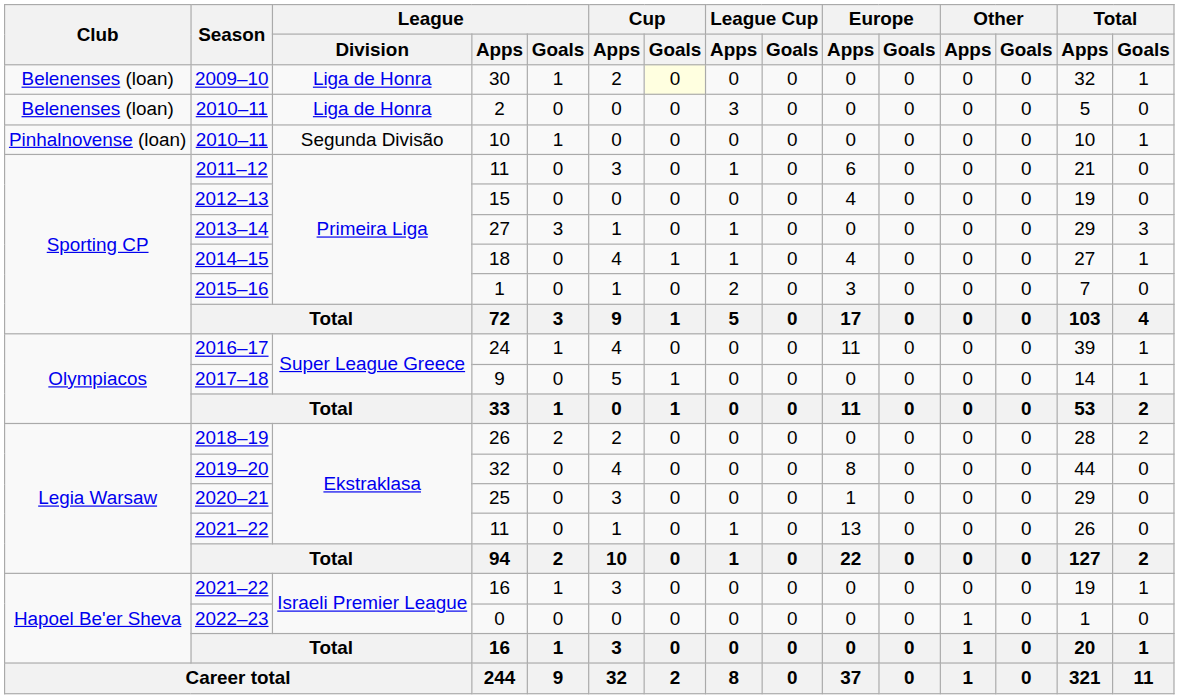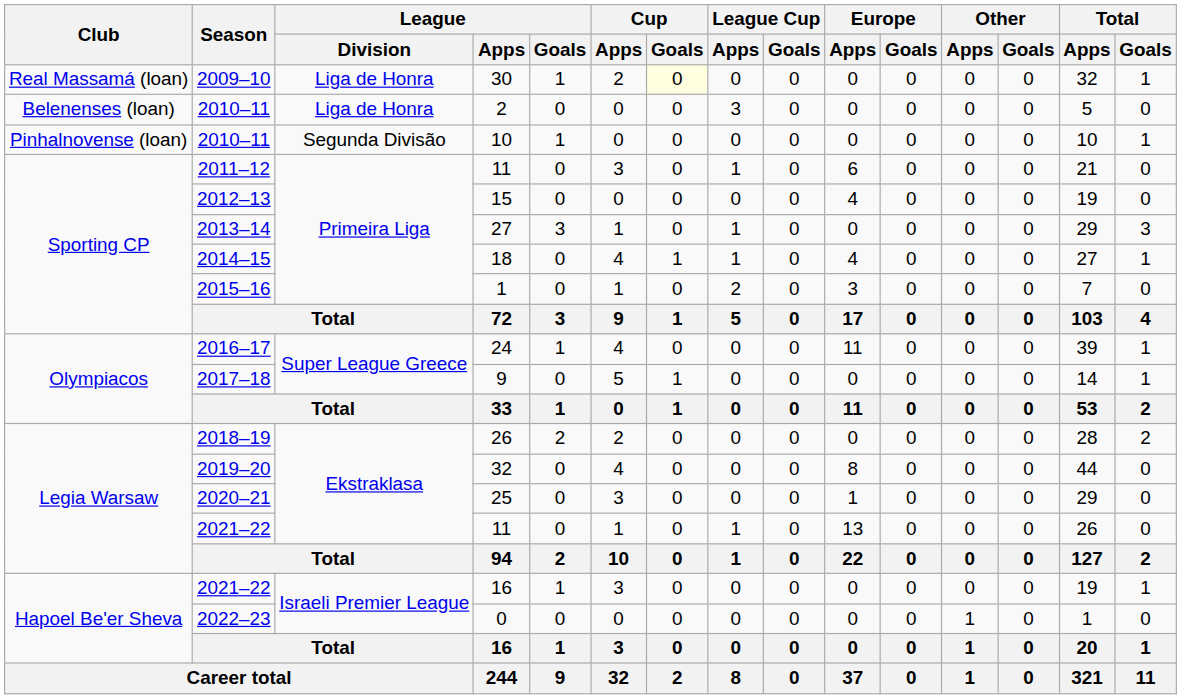(98, 79) Belenenses (loan) -> (99, 79) Real Massamá (loan)
